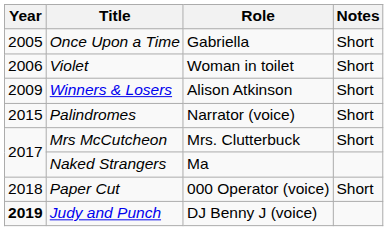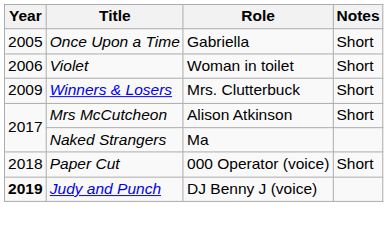(240, 90) Alison Atkinson -> (243, 90) Mrs. Clutterbuck
- row: (93, 115)
(243, 139) Mrs. Clutterbuck -> (240, 115) Alison Atkinson
